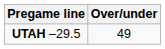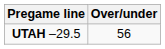(124, 34) 49 -> (124, 34) 56
